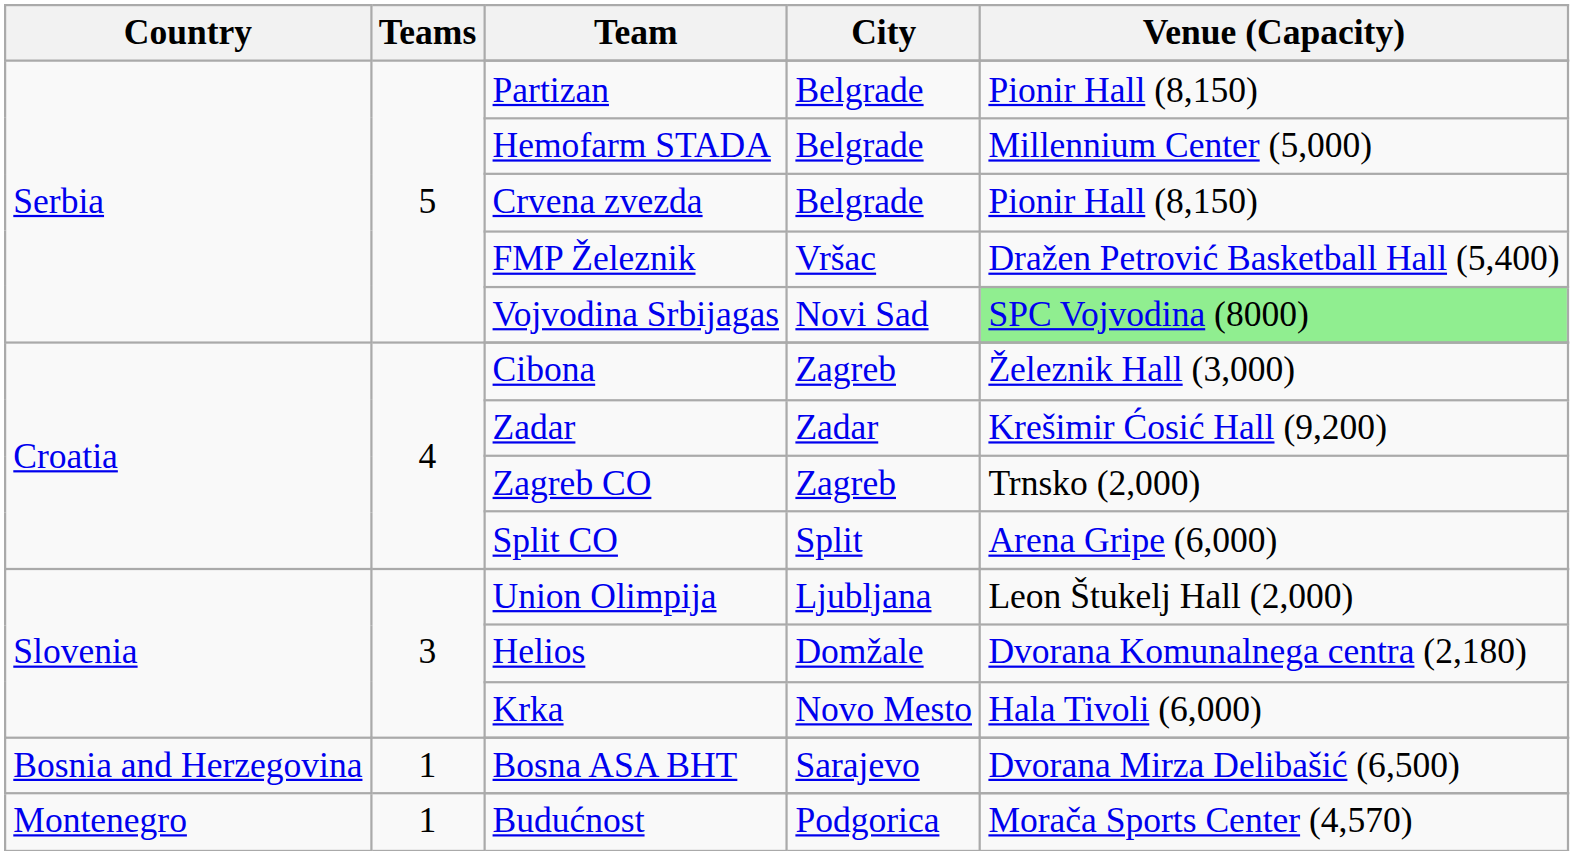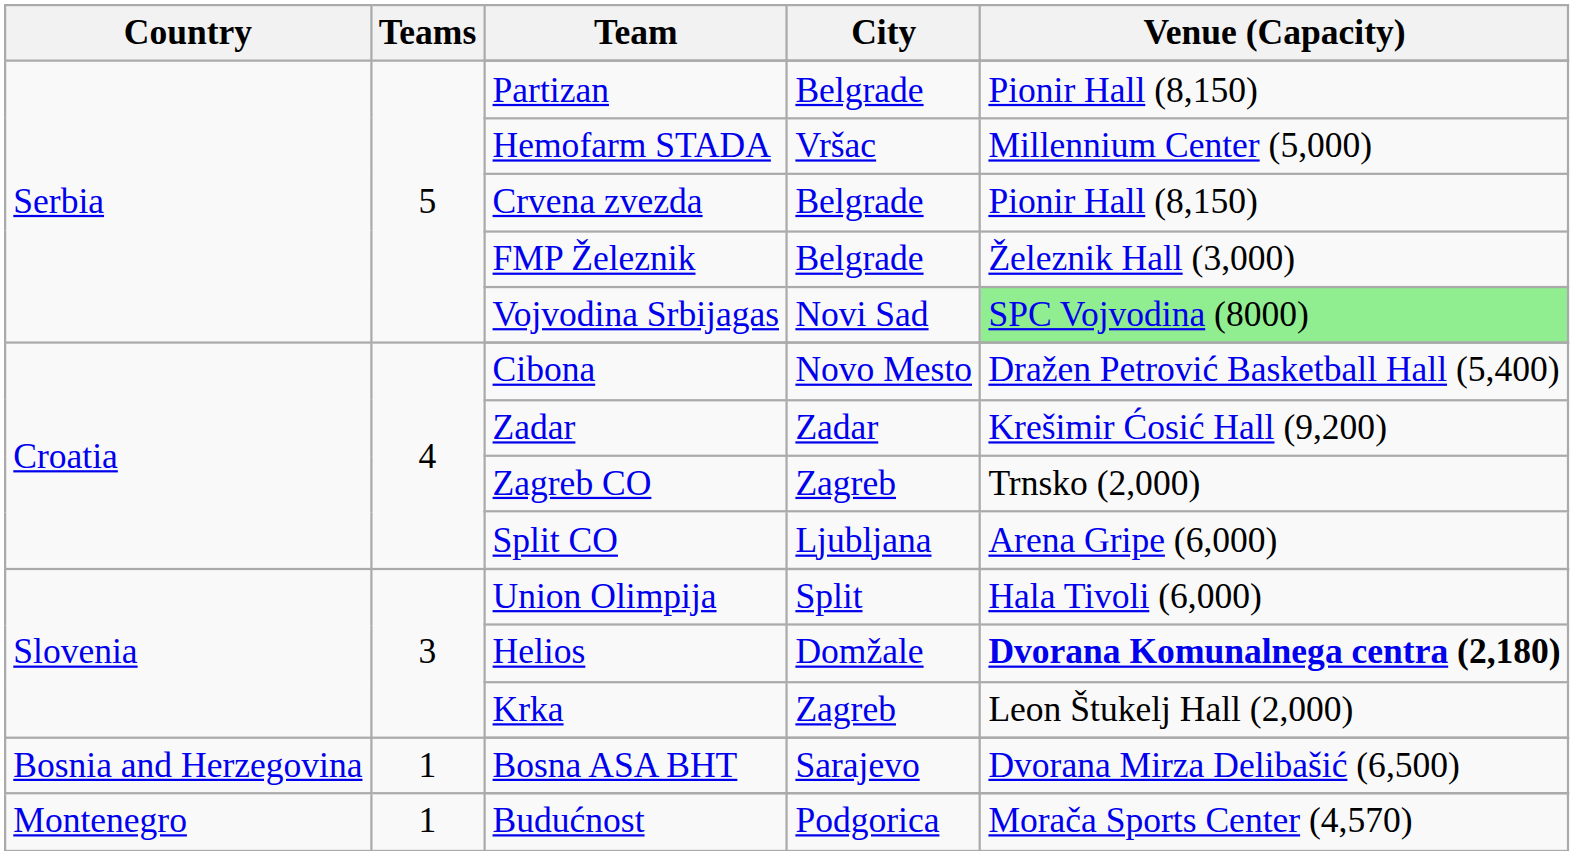(859, 145) Belgrade -> (836, 145) Vršac
(836, 257) Vršac -> (859, 257) Belgrade
(1274, 257) Dražen Petrović Basketball Hall (5,400) -> (1142, 257) Železnik Hall (3,000)
(846, 370) Zagreb -> (884, 370) Novo Mesto
(1142, 370) Železnik Hall (3,000) -> (1274, 370) Dražen Petrović Basketball Hall (5,400)
(829, 539) Split -> (863, 539) Ljubljana
(863, 595) Ljubljana -> (829, 595) Split
(1171, 595) Leon Štukelj Hall (2,000) -> (1125, 595) Hala Tivoli (6,000)
(1258, 652) normal -> (1275, 652) bold
(884, 708) Novo Mesto -> (846, 708) Zagreb
(1125, 708) Hala Tivoli (6,000) -> (1171, 708) Leon Štukelj Hall (2,000)
